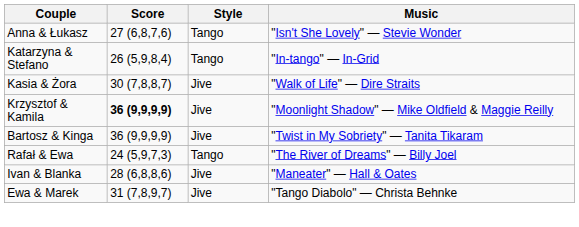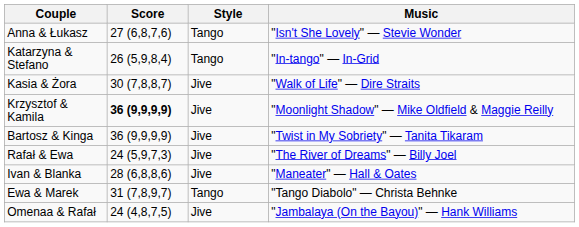(207, 155) Tango -> (201, 155) Jive
(201, 193) Jive -> (207, 193) Tango
+ row: (51, 212)
